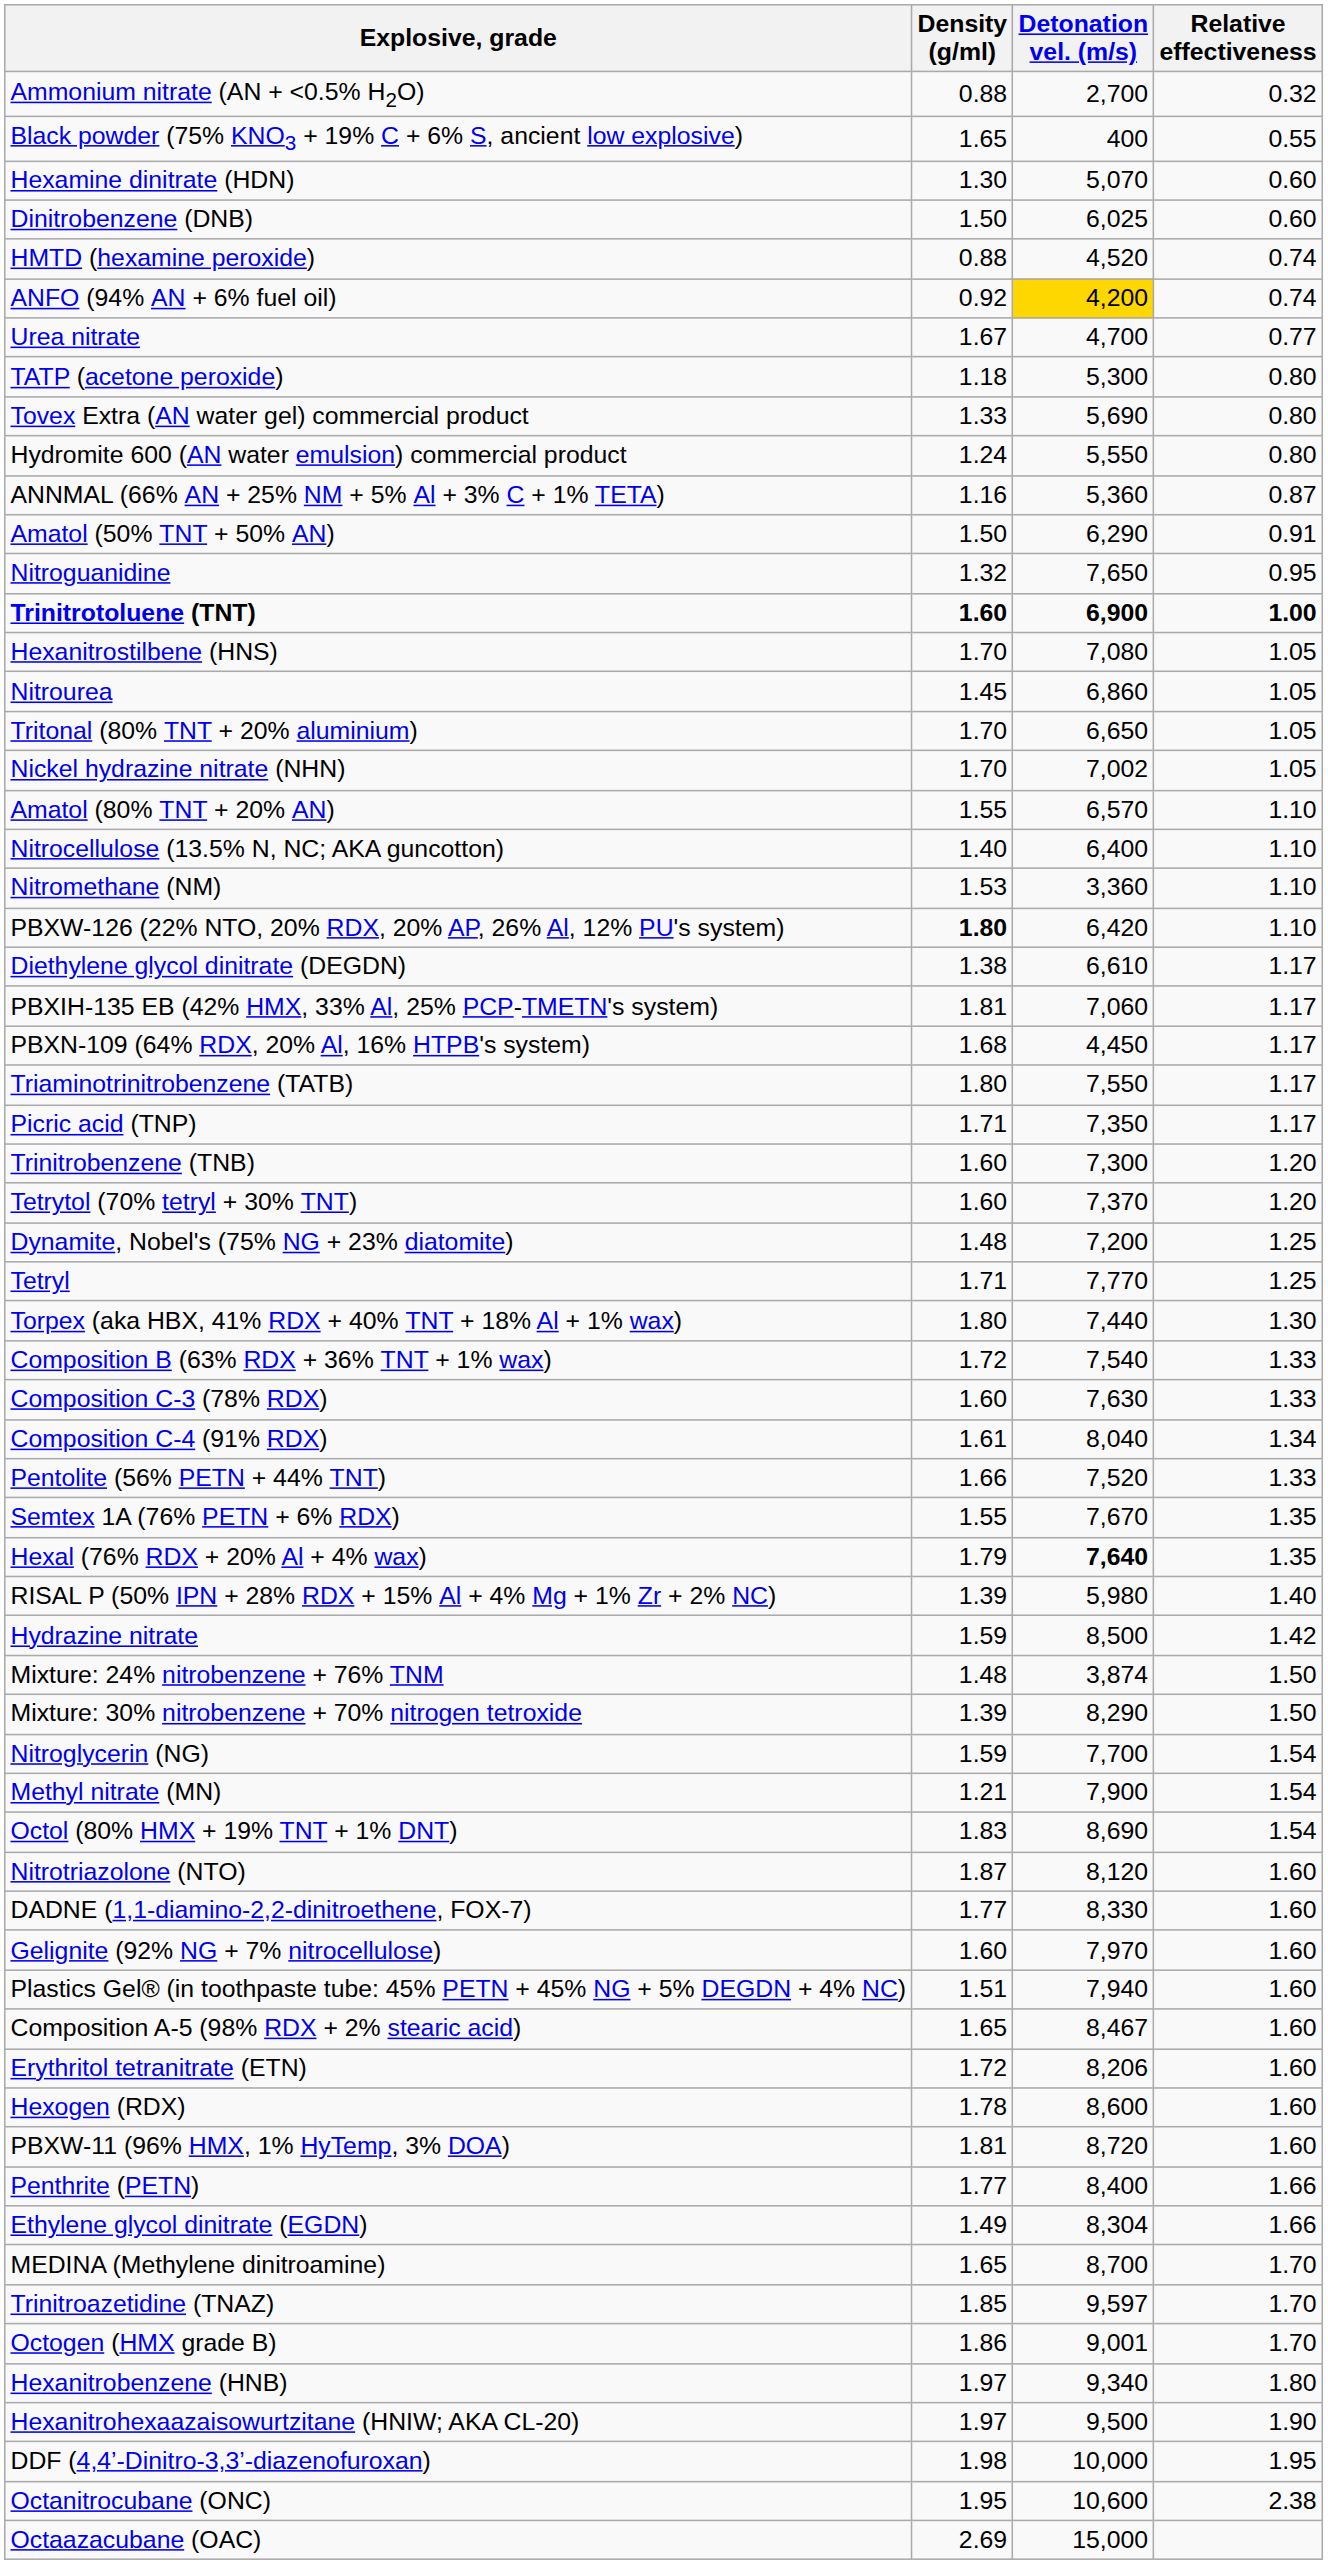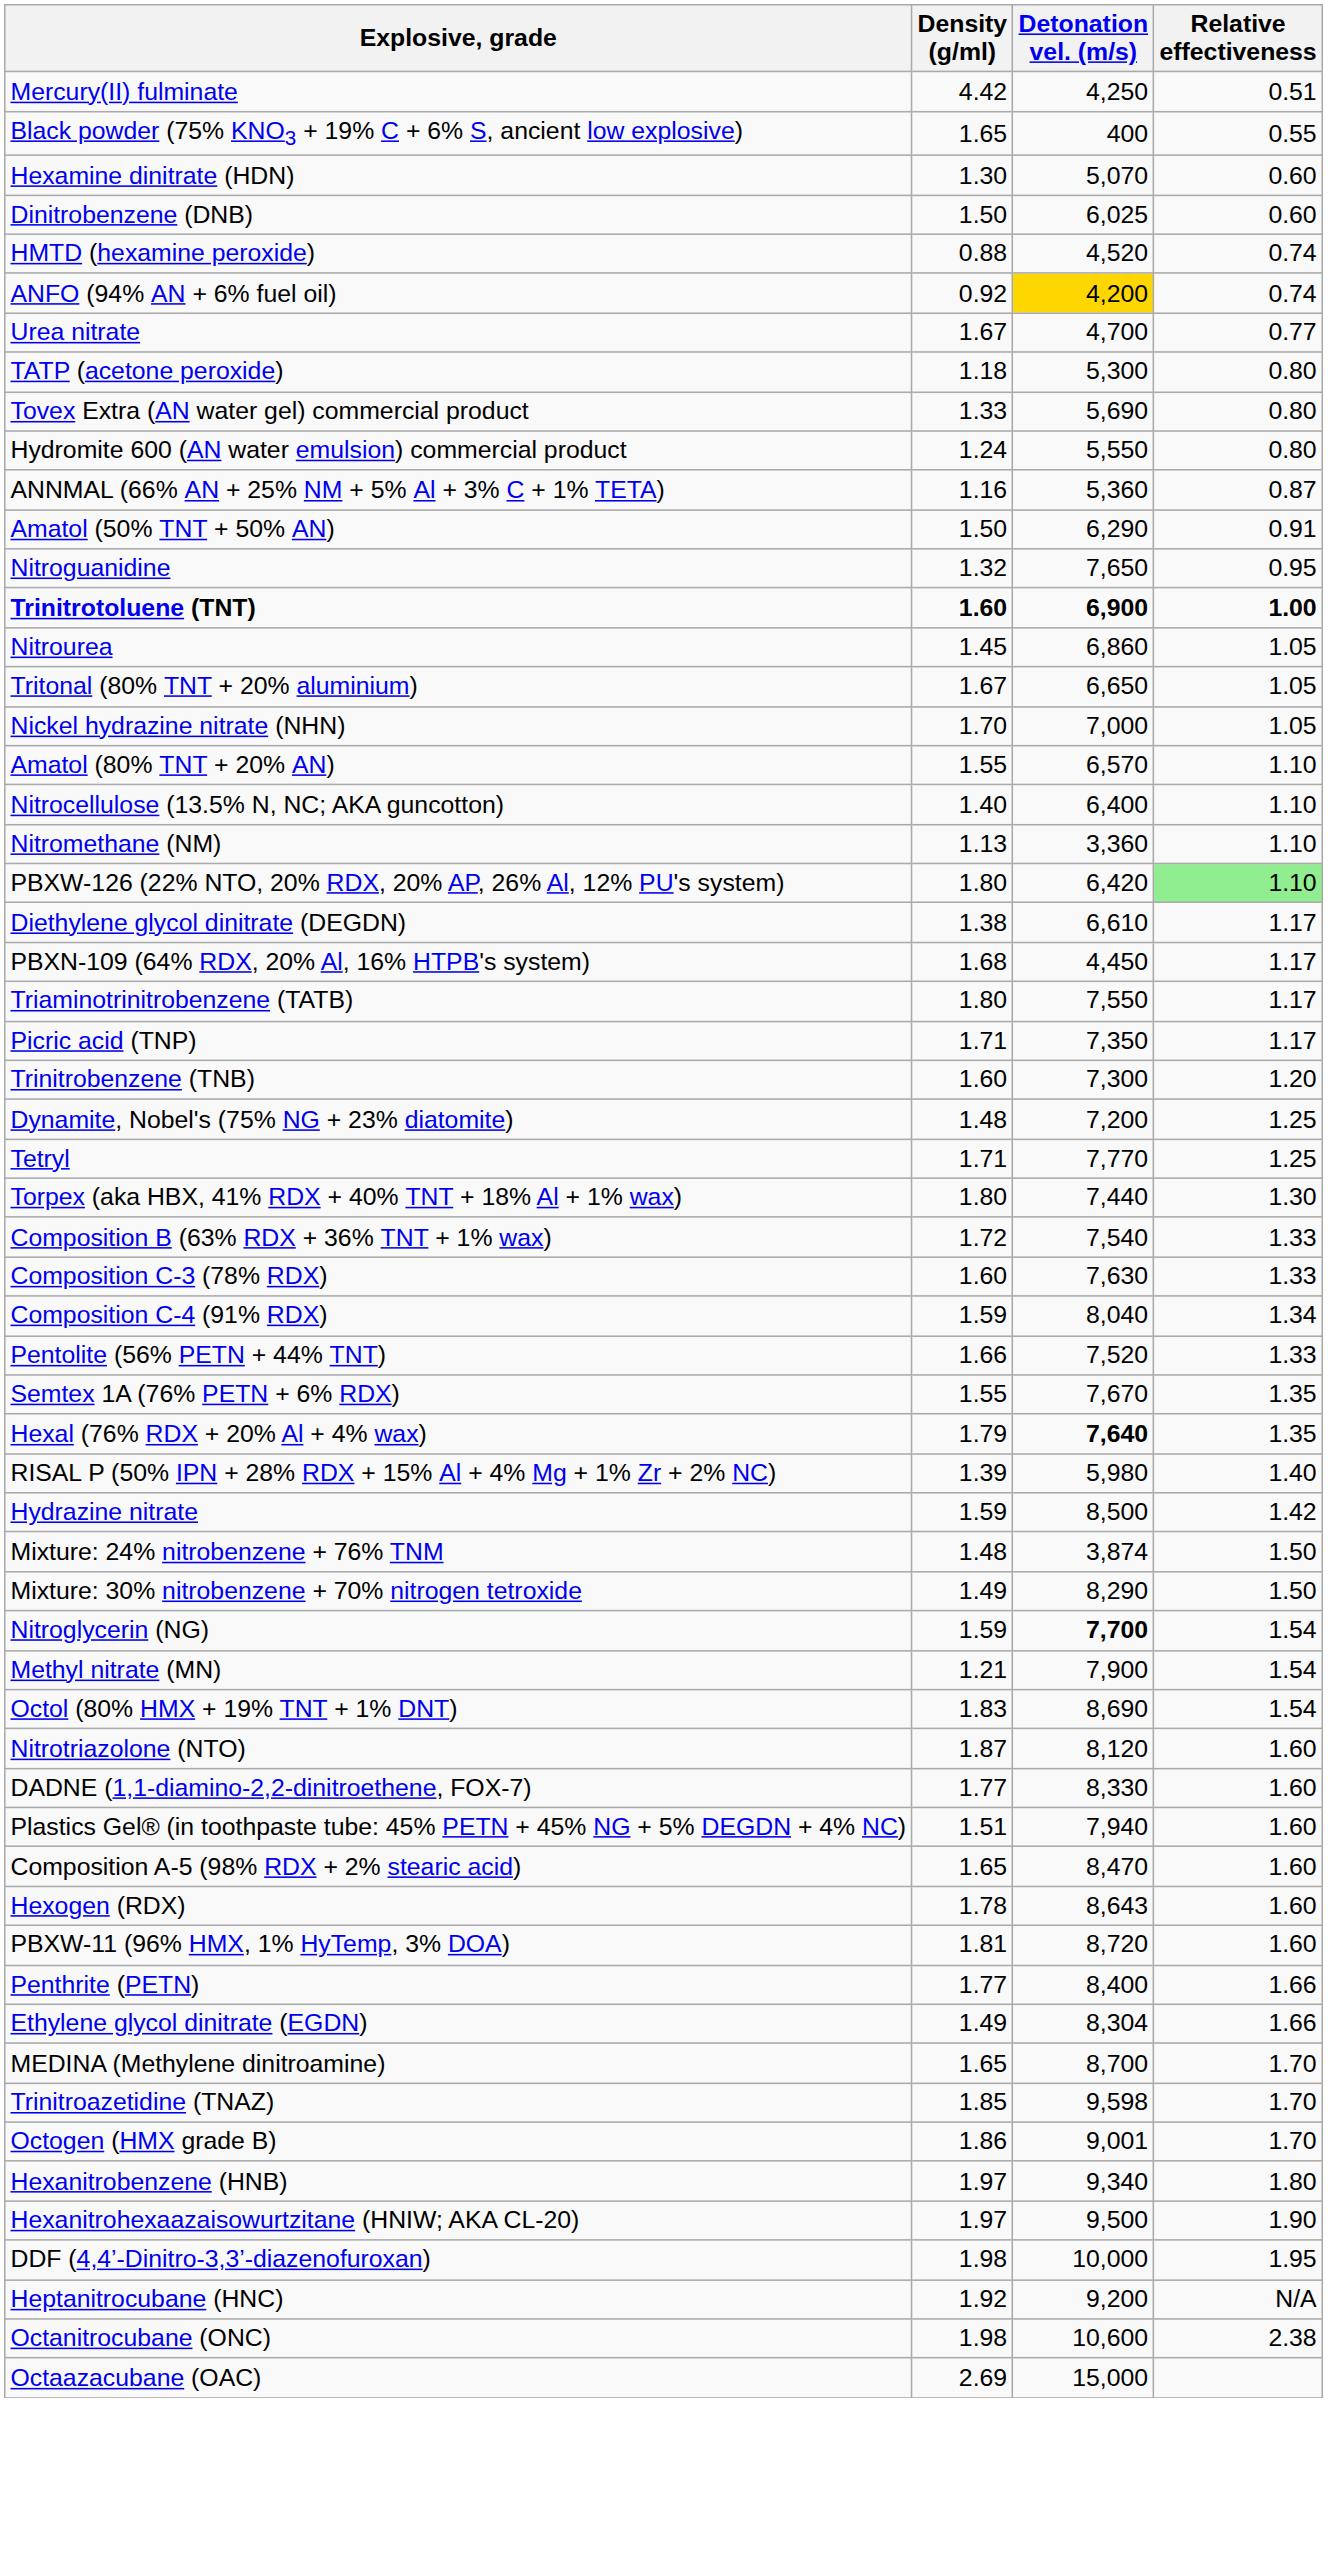- row: (217, 94)
+ row: (124, 91)
- row: (144, 651)
(983, 730) 1.70 -> (983, 686) 1.67
(1117, 769) 7,002 -> (1117, 725) 7,000
(983, 887) 1.53 -> (983, 843) 1.13
(983, 927) bold -> (983, 882) normal
(1293, 927) no background -> (1293, 882) lightgreen background
- row: (364, 1005)
- row: (184, 1202)
(983, 1438) 1.61 -> (983, 1315) 1.59
(983, 1713) 1.39 -> (983, 1590) 1.49
(1117, 1753) normal -> (1117, 1630) bold
- row: (226, 1949)
(1117, 2028) 8,467 -> (1117, 1866) 8,470
- row: (159, 2067)
(1117, 2107) 8,600 -> (1117, 1905) 8,643
(1117, 2303) 9,597 -> (1117, 2102) 9,598
+ row: (147, 2298)
(983, 2500) 1.95 -> (983, 2338) 1.98
